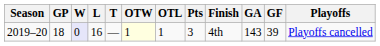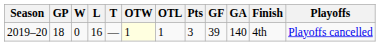columns swapped: (275, 13) <-> (224, 13)
(77, 31) lavender background -> (77, 31) no background
(253, 31) 143 -> (238, 31) 140
